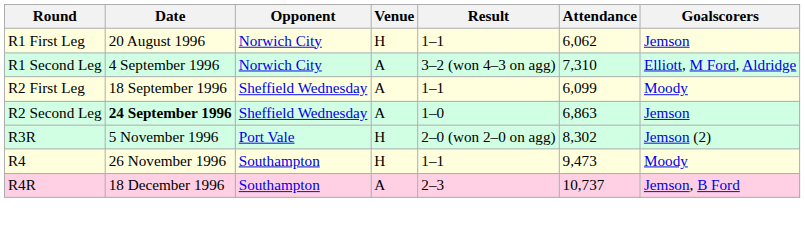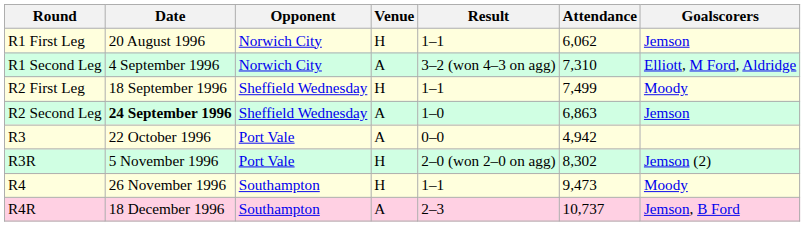(380, 88) A -> (380, 88) H
(580, 88) 6,099 -> (580, 88) 7,499
+ row: (17, 137)
